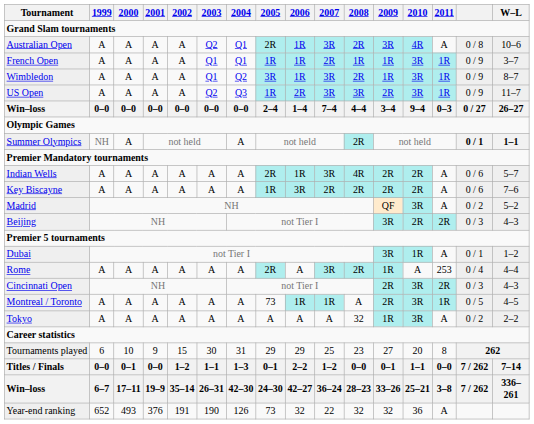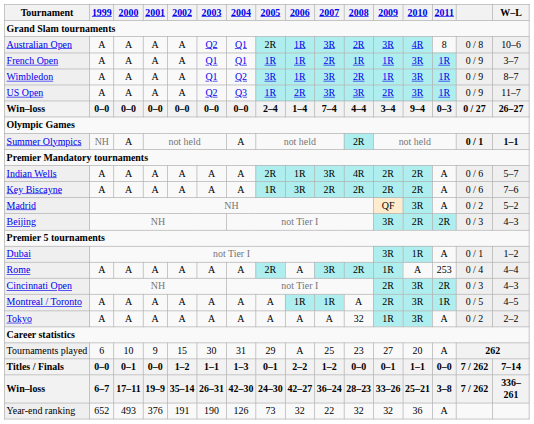(444, 44) A -> (444, 44) 8
(270, 302) 73 -> (270, 302) A
(300, 350) 29 -> (300, 350) A
(444, 350) 8 -> (444, 350) A
